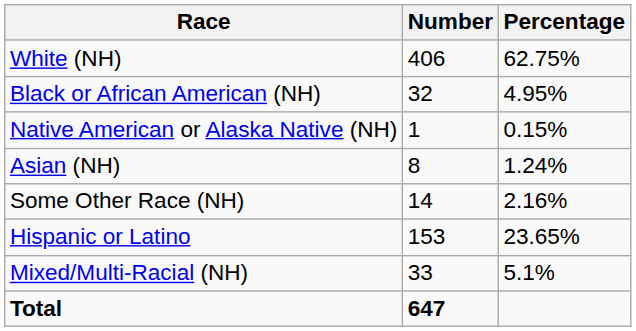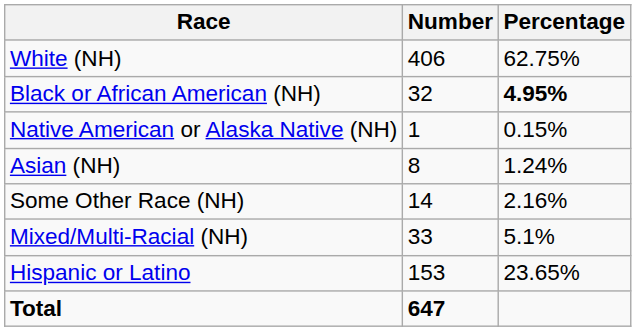(535, 93) normal -> (535, 93) bold
rows swapped: (129, 272) <-> (100, 237)
